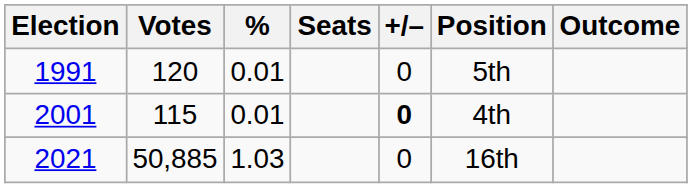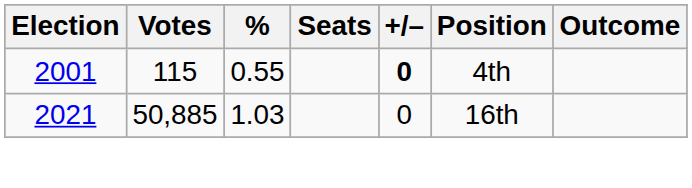- row: (65, 70)
(257, 114) 0.01 -> (257, 70) 0.55
